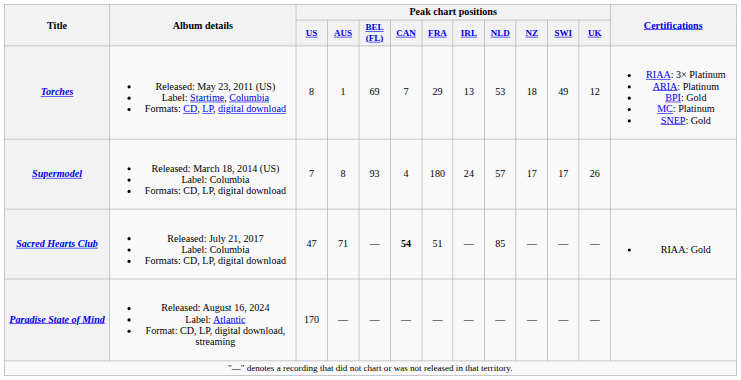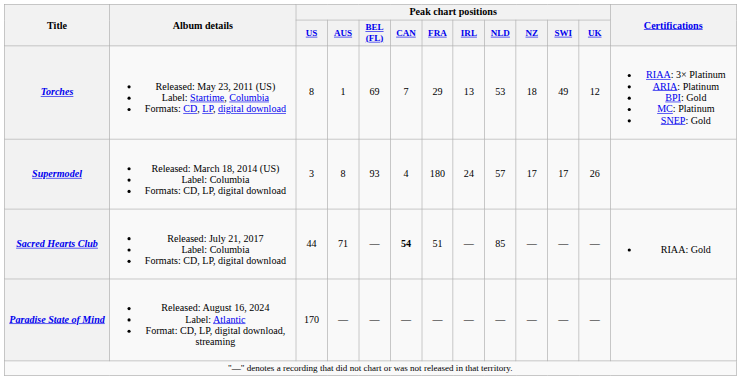(312, 174) 7 -> (312, 174) 3
(312, 244) 47 -> (312, 244) 44
